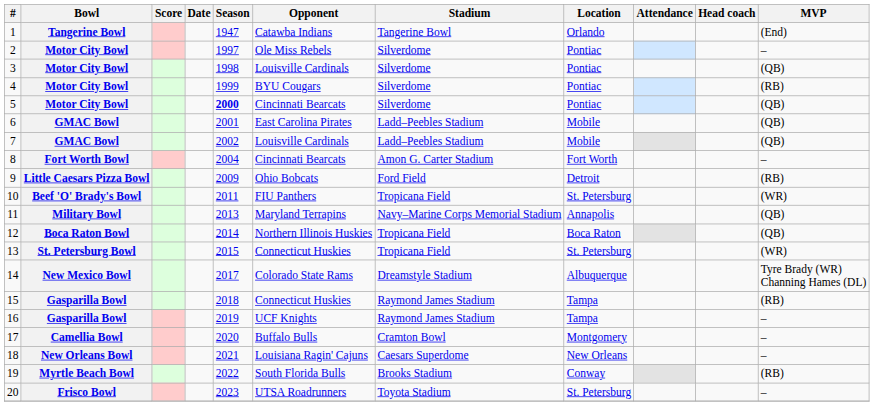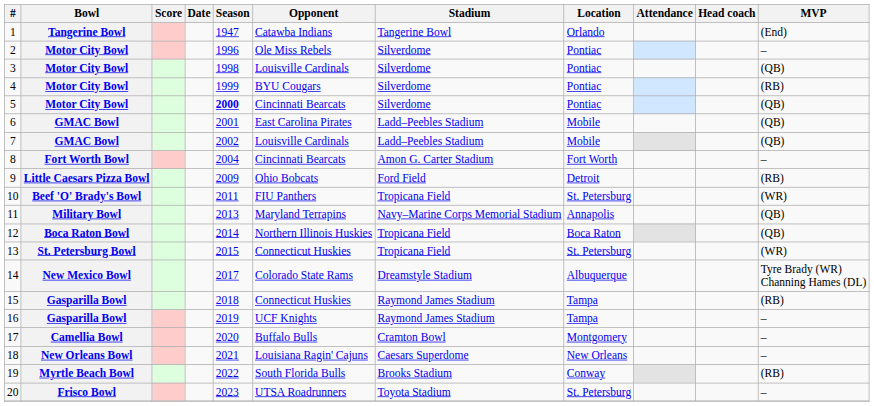(227, 50) 1997 -> (227, 50) 1996
